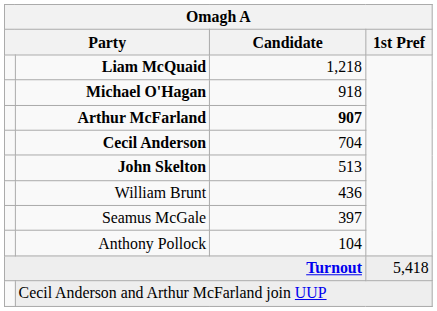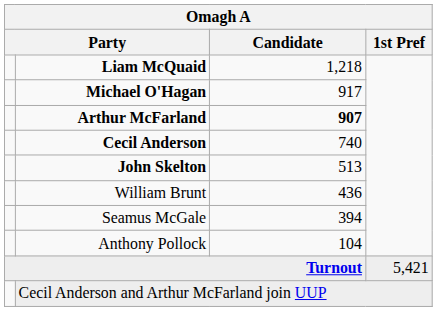(350, 92) 918 -> (350, 92) 917
(350, 142) 704 -> (350, 142) 740
(350, 218) 397 -> (350, 218) 394
(411, 268) 5,418 -> (411, 268) 5,421
